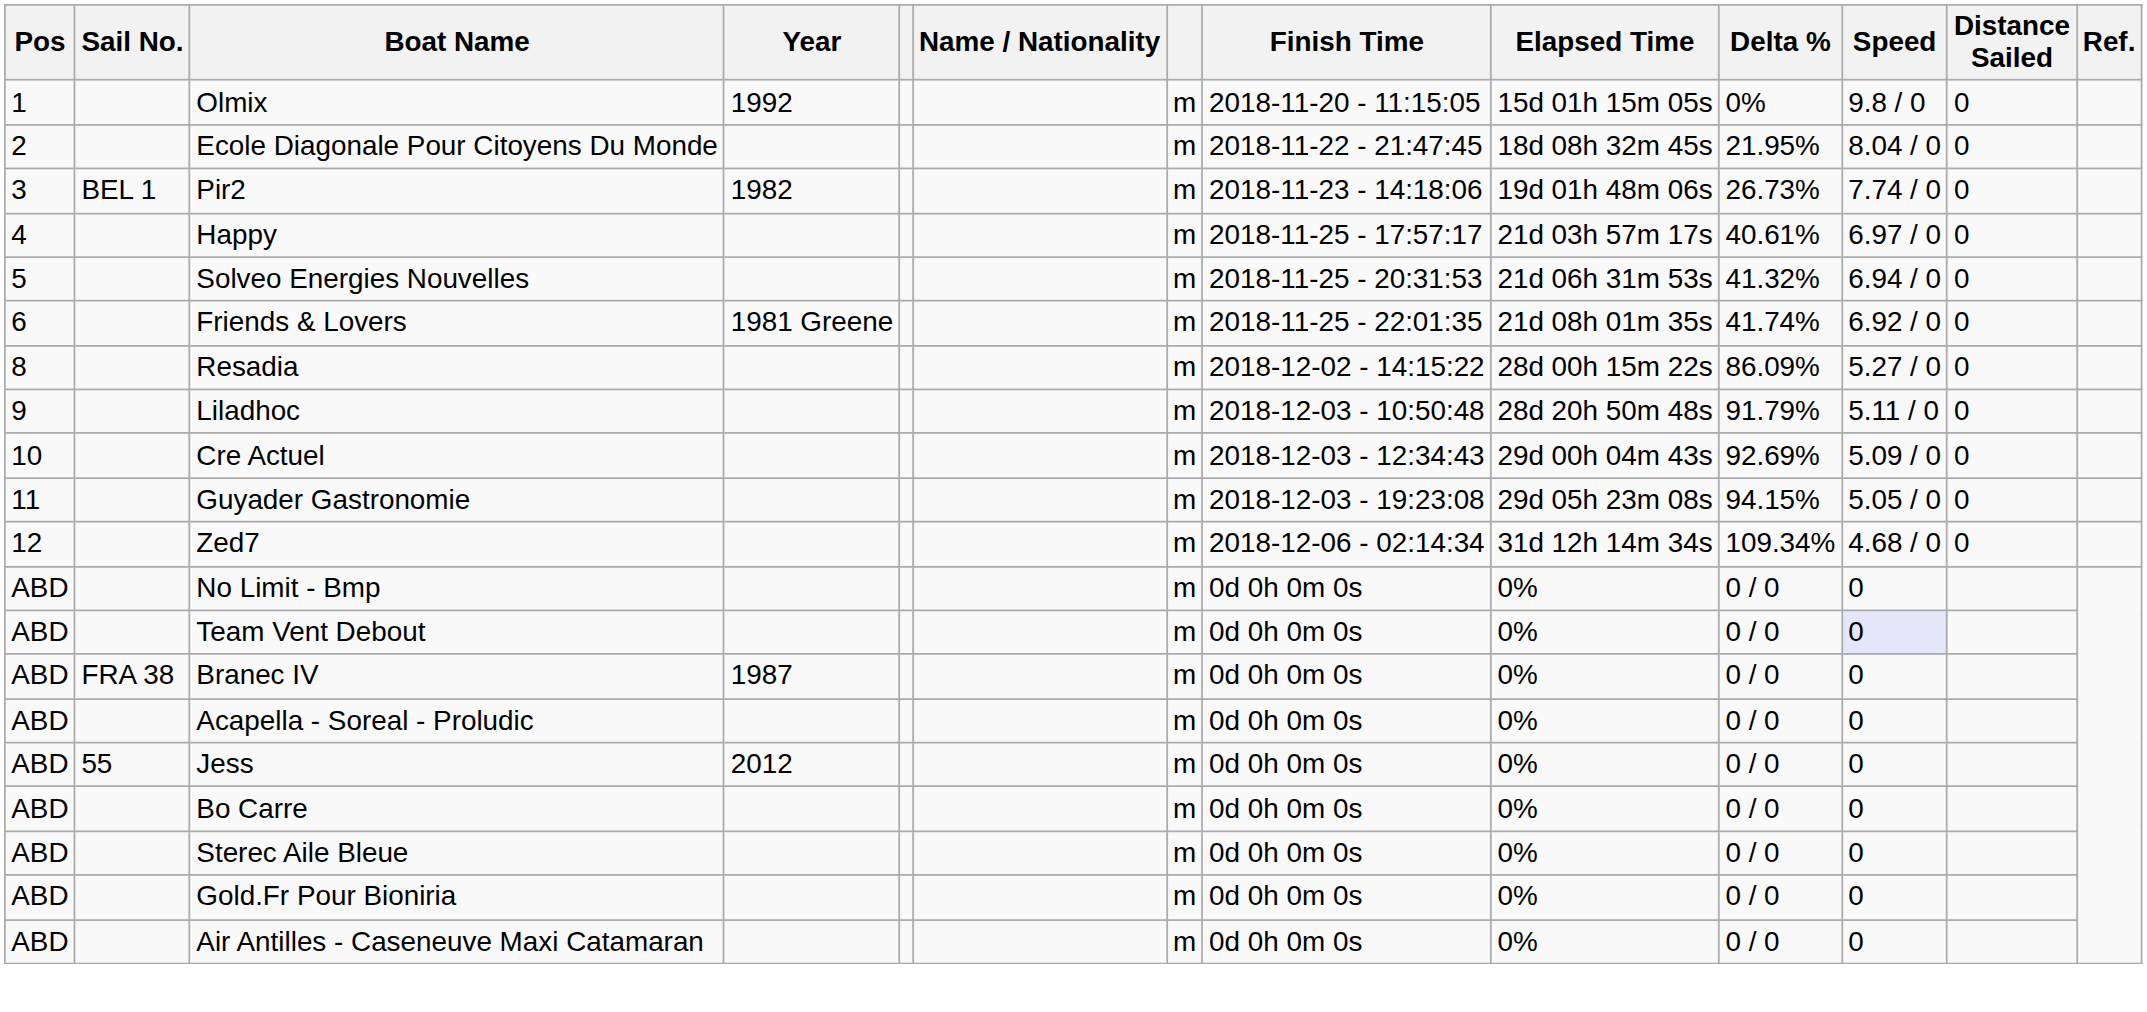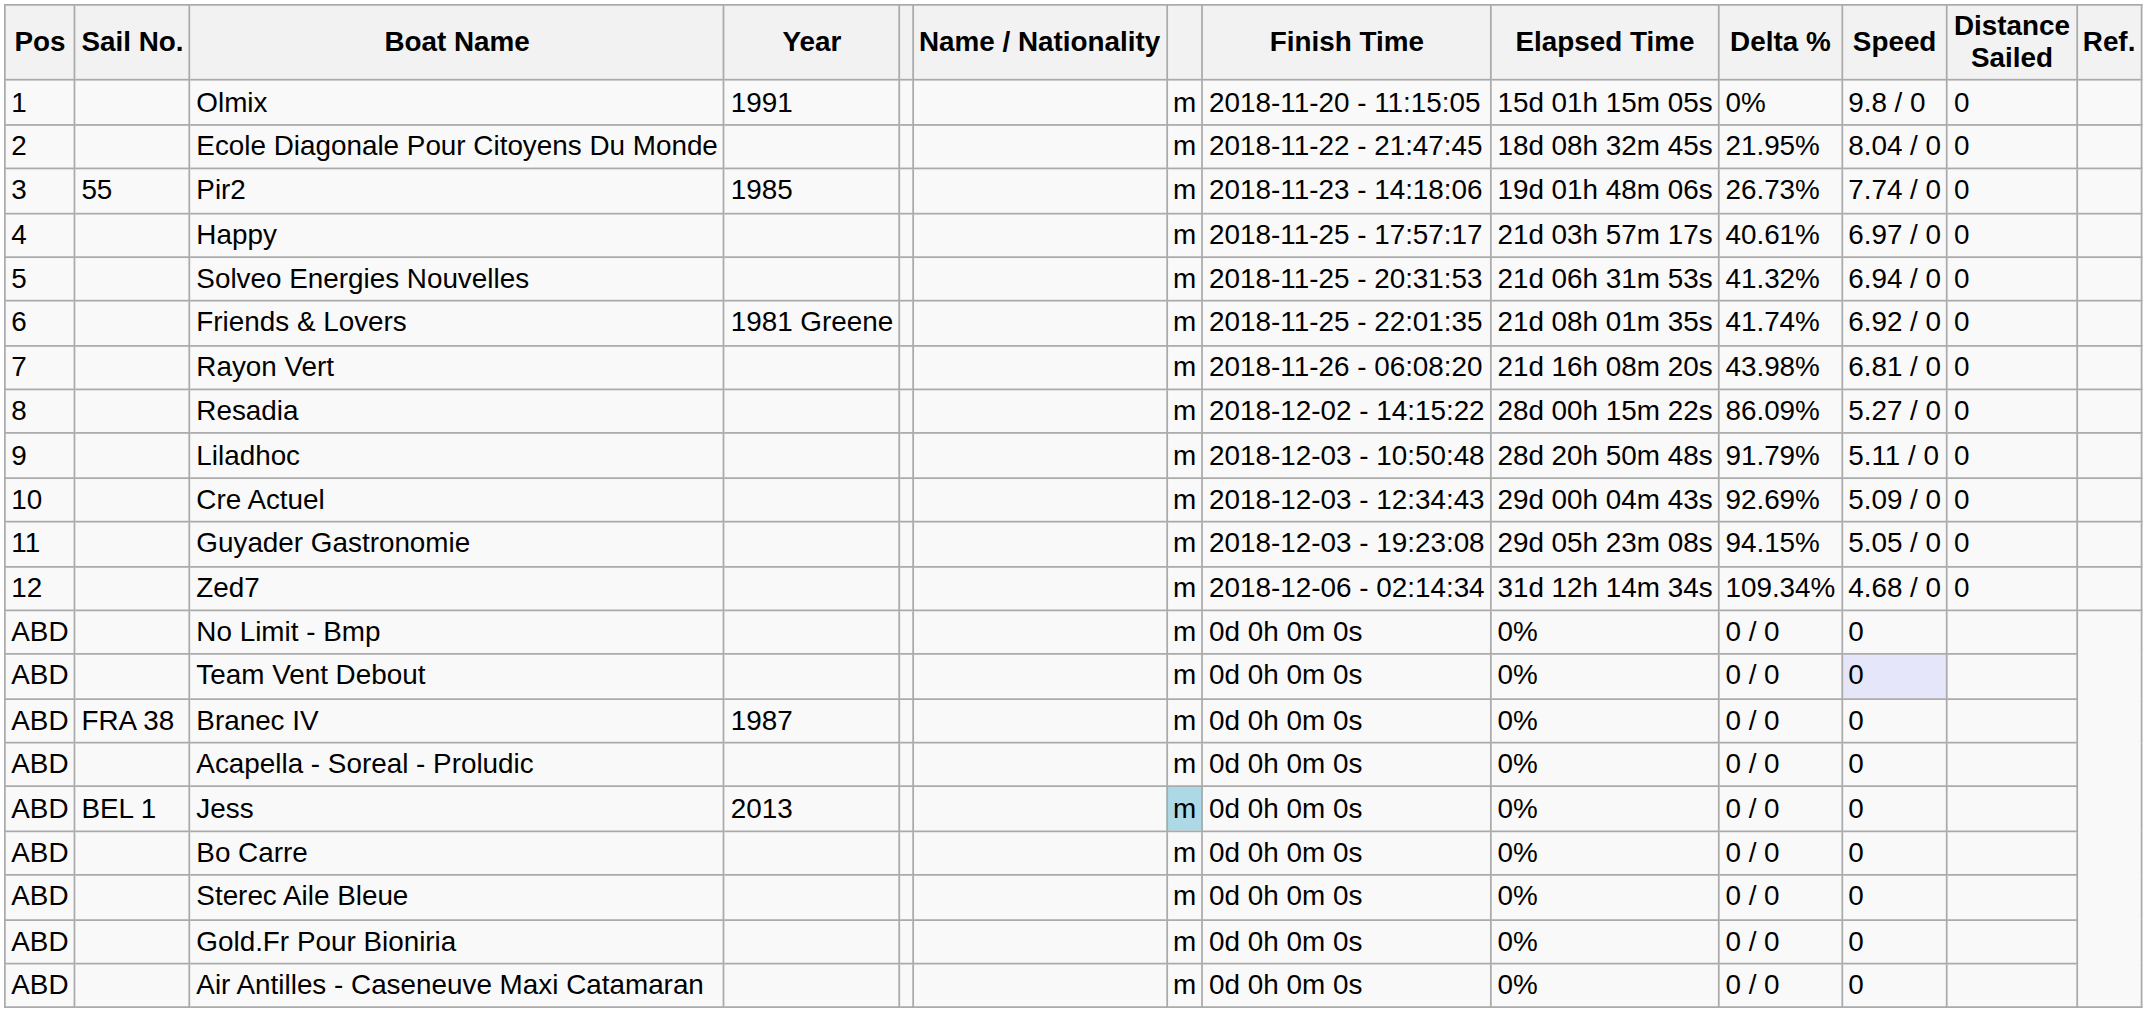(762, 102) 1992 -> (762, 102) 1991
(119, 190) BEL 1 -> (97, 190) 55
(762, 190) 1982 -> (762, 190) 1985
+ row: (265, 366)
(97, 764) 55 -> (119, 808) BEL 1
(762, 764) 2012 -> (762, 808) 2013
(1185, 764) no background -> (1185, 808) lightblue background
